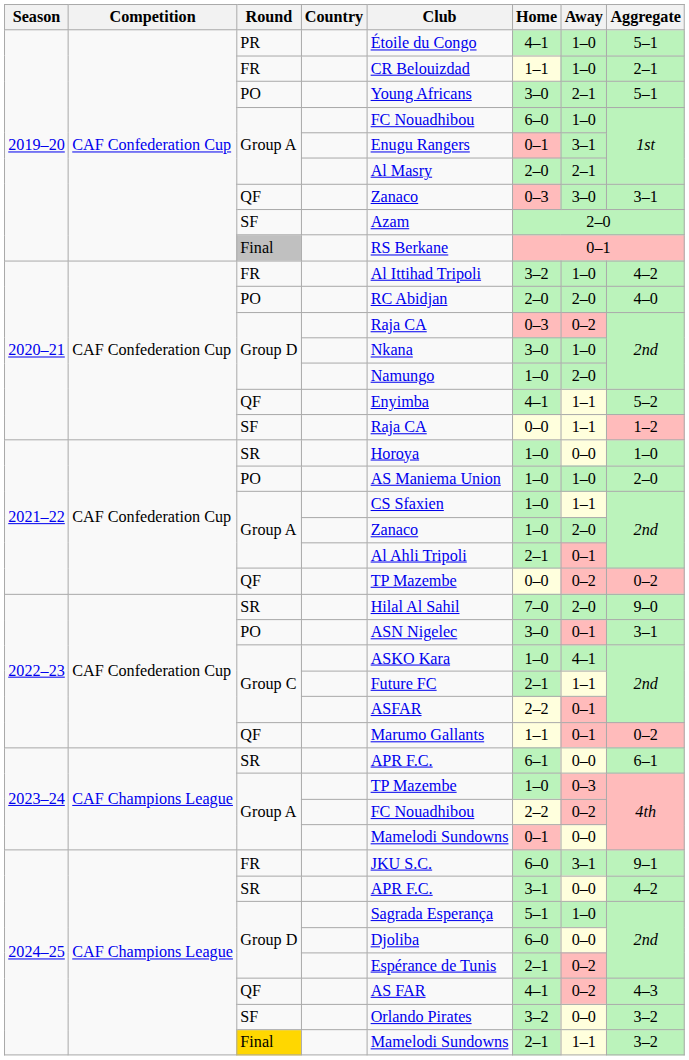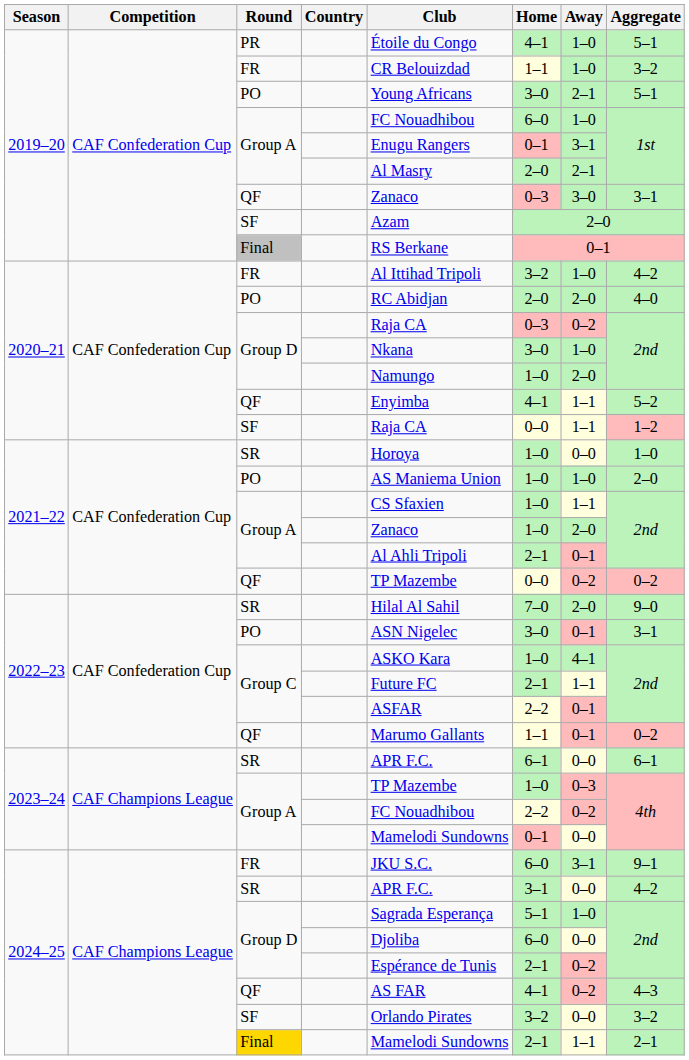(646, 68) 2–1 -> (646, 68) 3–2
(646, 1042) 3–2 -> (646, 1042) 2–1
